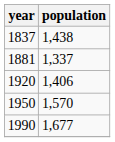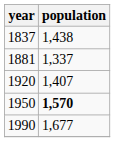(58, 81) 1,406 -> (58, 81) 1,407
(58, 103) normal -> (58, 103) bold
